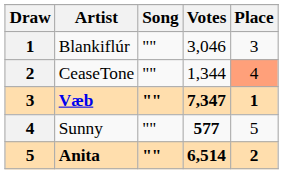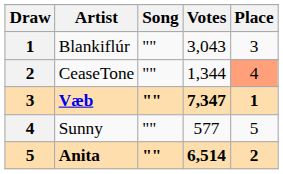(207, 45) 3,046 -> (207, 45) 3,043
(207, 127) bold -> (207, 127) normal
